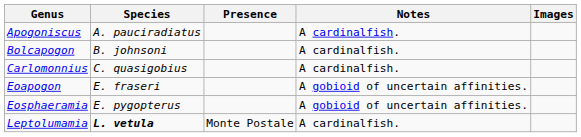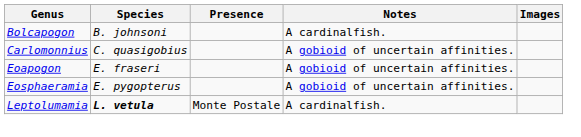- row: (44, 32)
(350, 68) A cardinalfish. -> (400, 50) A gobioid of uncertain affinities.
